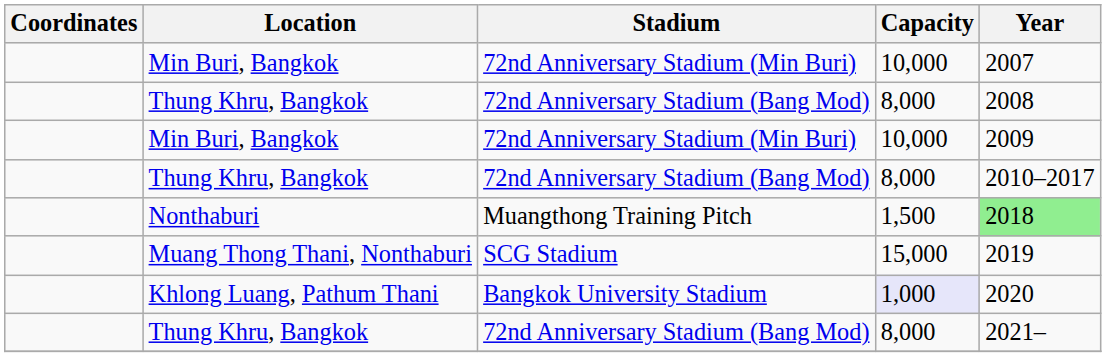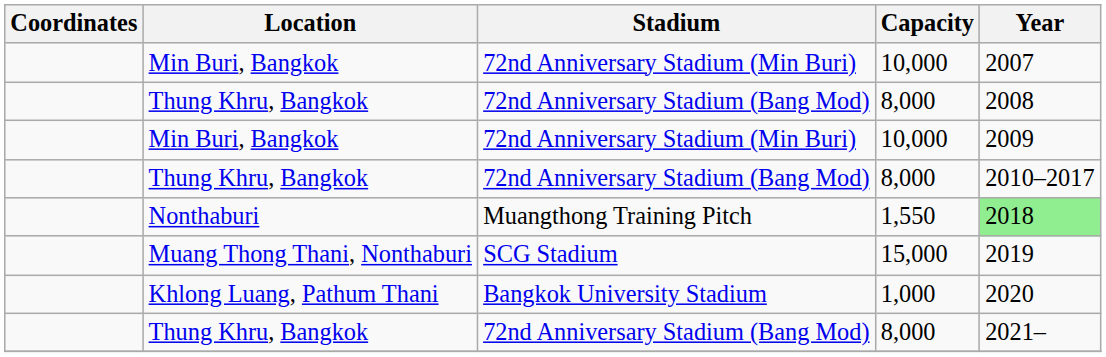(908, 216) 1,500 -> (908, 216) 1,550
(908, 293) lavender background -> (908, 293) no background
